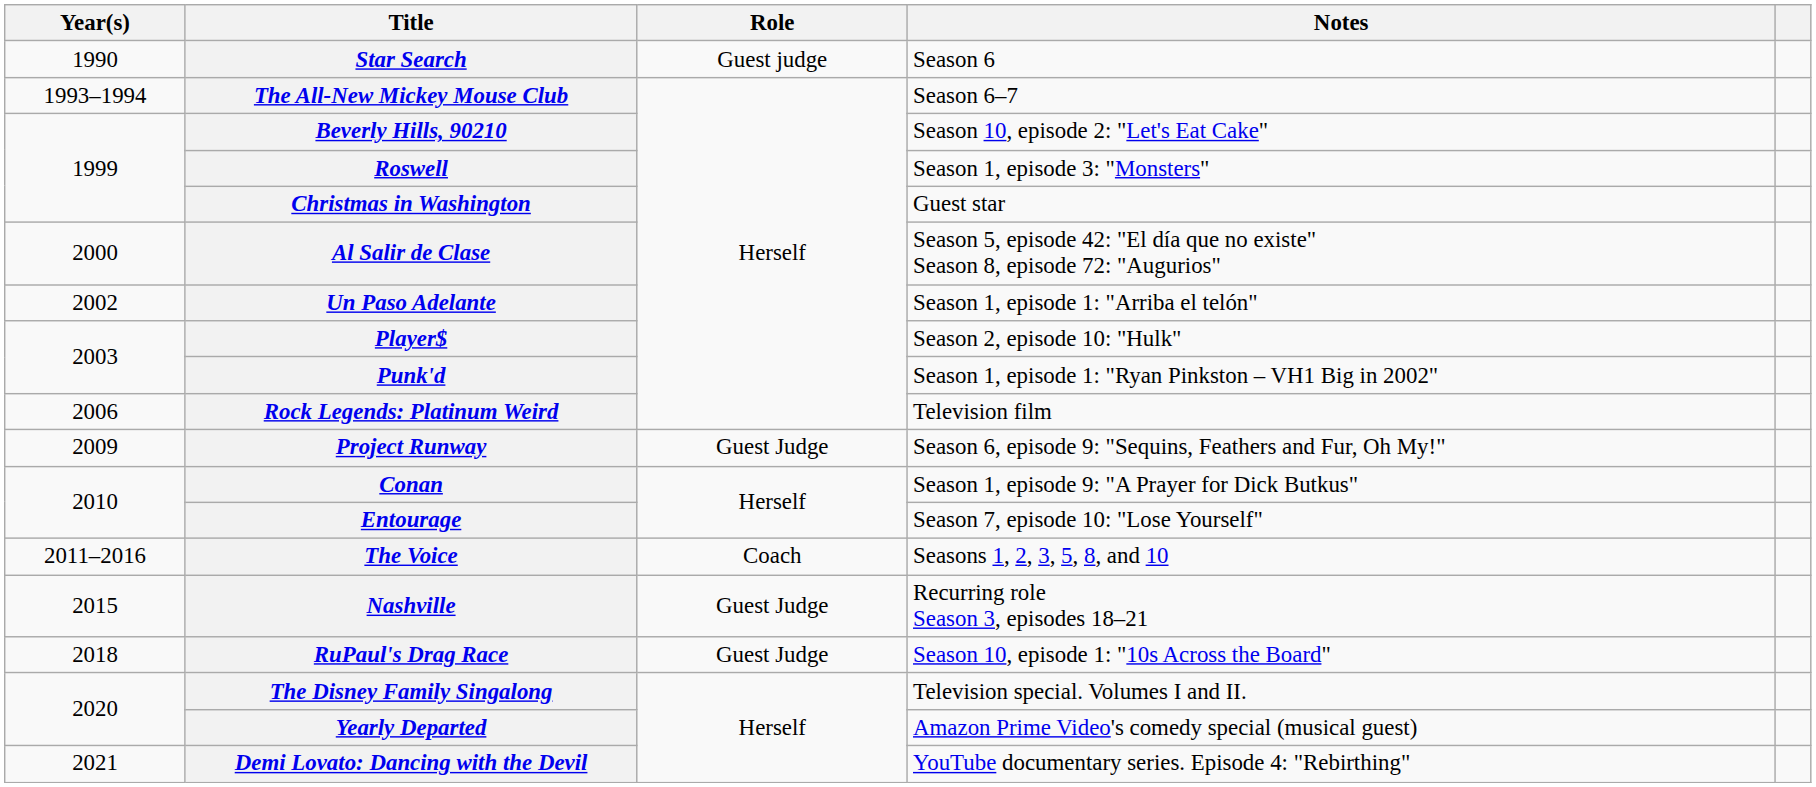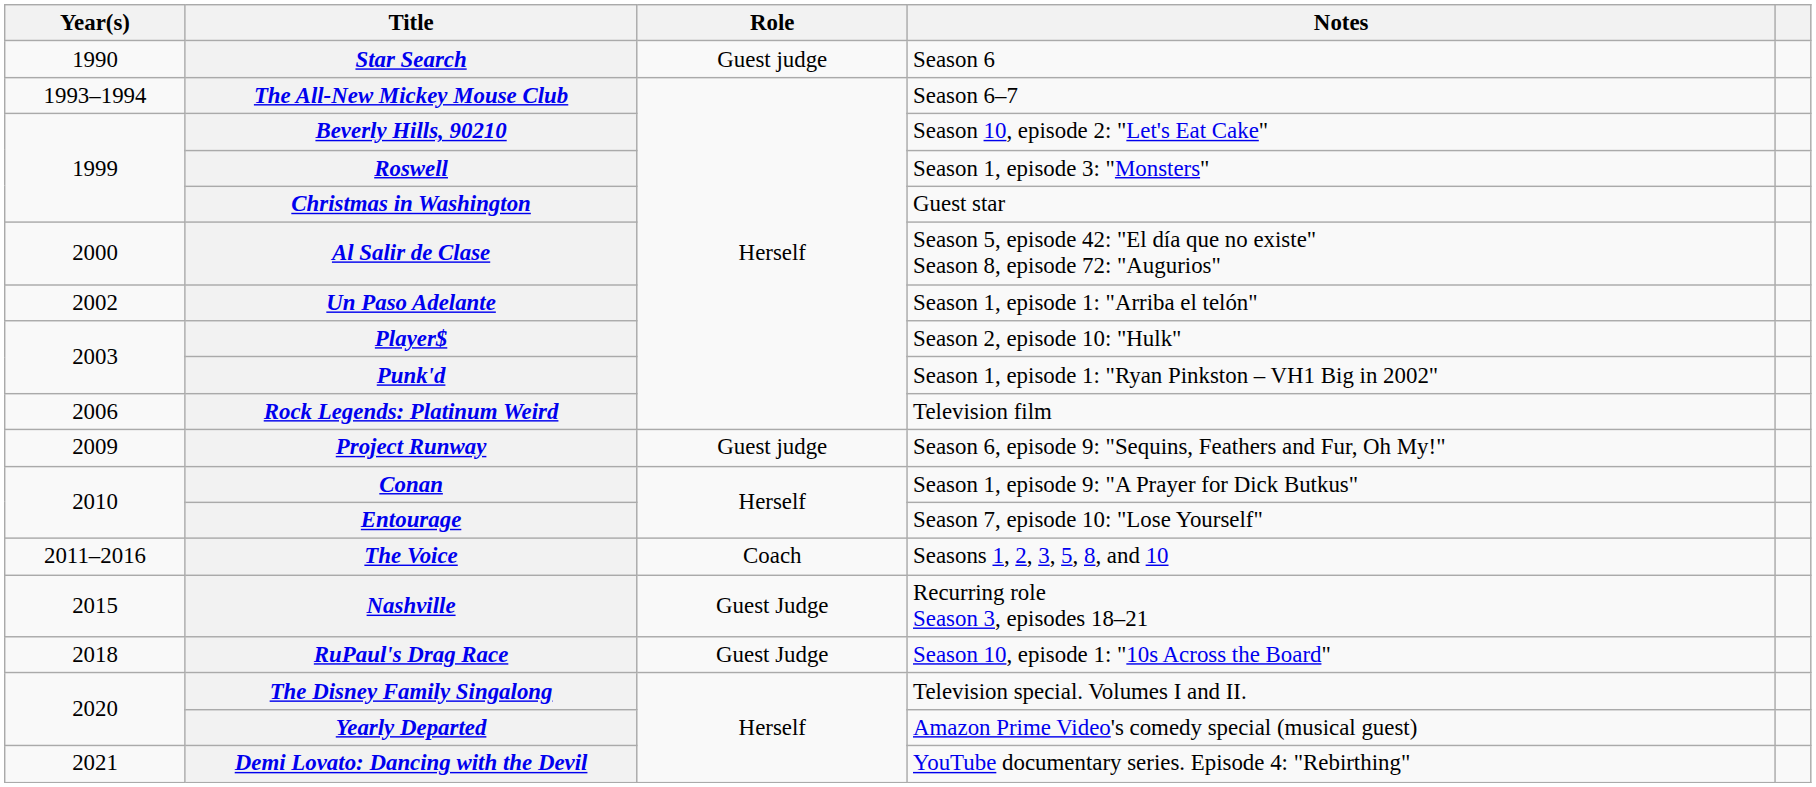(772, 447) Guest Judge -> (772, 447) Guest judge
